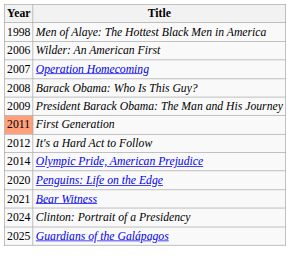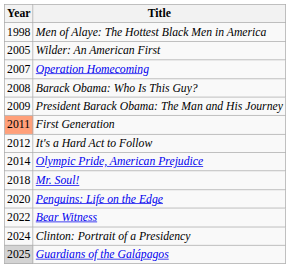(19, 50) 2006 -> (19, 50) 2005
+ row: (58, 180)
(19, 198) 2021 -> (19, 217) 2022
(19, 236) no background -> (19, 254) lightgrey background
